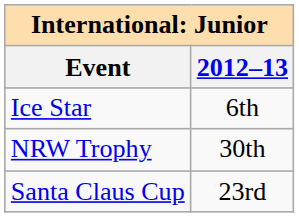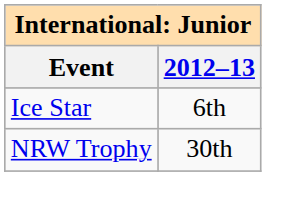- row: (98, 190)
